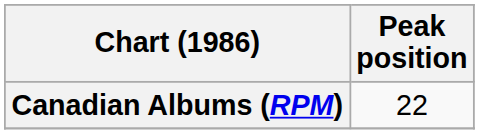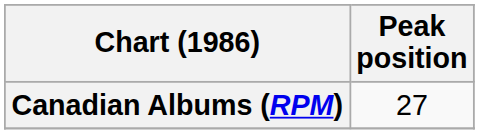(412, 104) 22 -> (412, 104) 27
